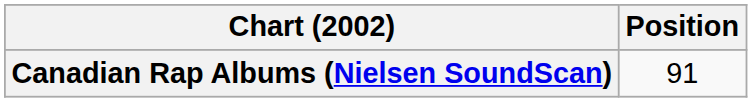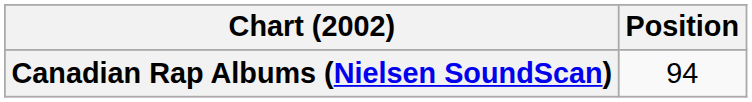(682, 73) 91 -> (682, 73) 94
